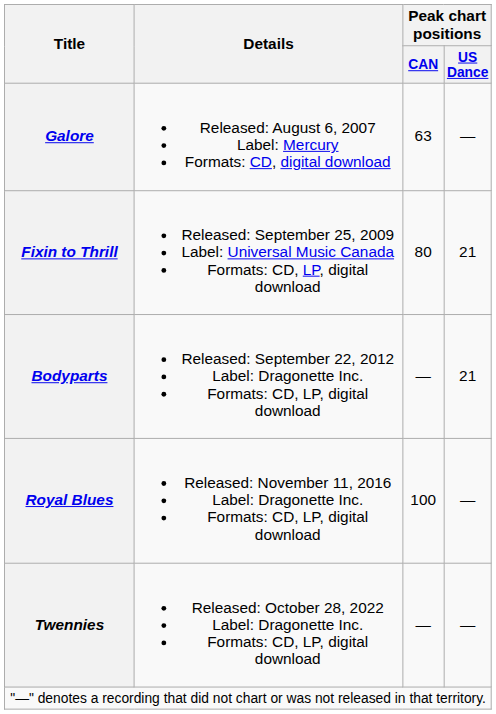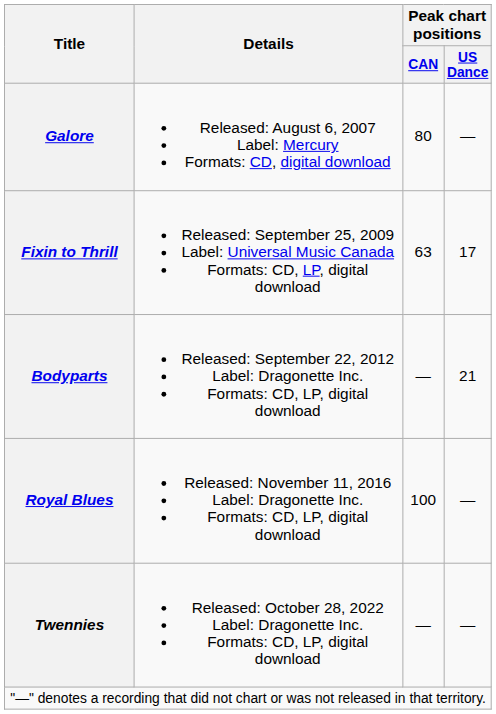(423, 136) 63 -> (423, 136) 80
(423, 252) 80 -> (423, 252) 63
(468, 252) 21 -> (468, 252) 17
